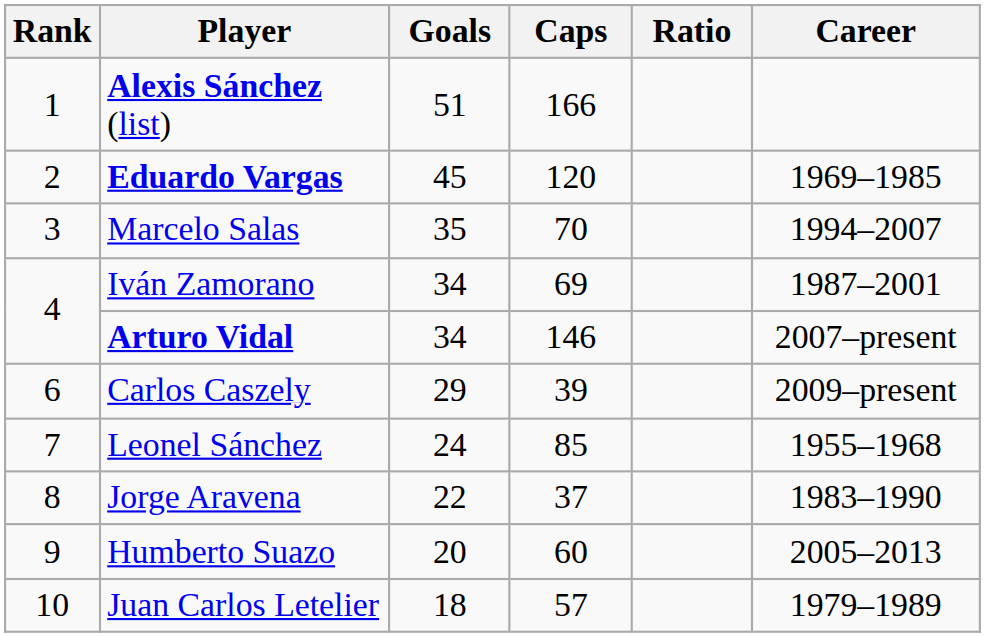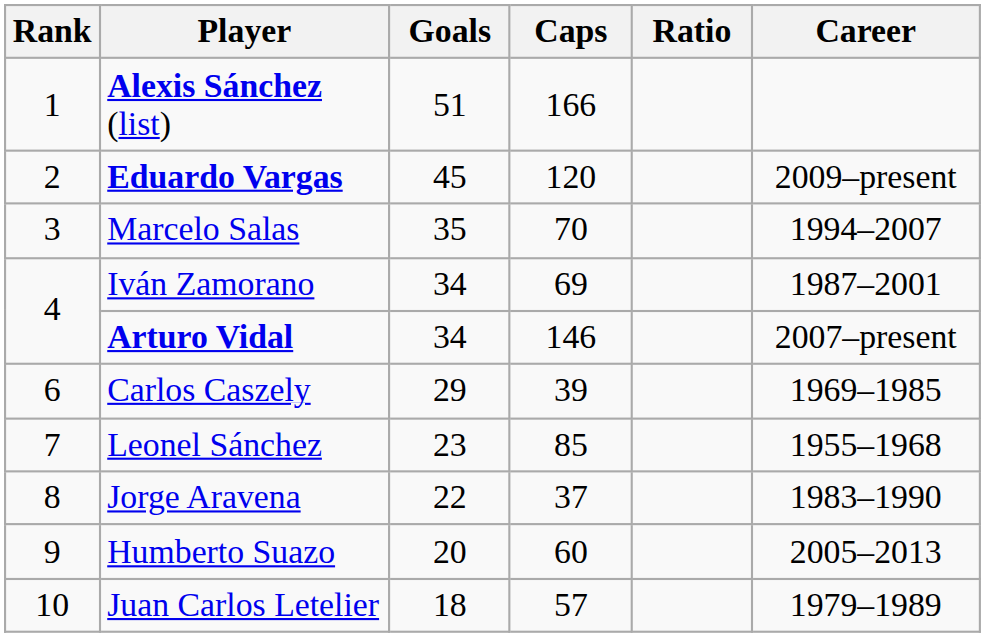(866, 176) 1969–1985 -> (866, 176) 2009–present
(866, 390) 2009–present -> (866, 390) 1969–1985
(450, 444) 24 -> (450, 444) 23
